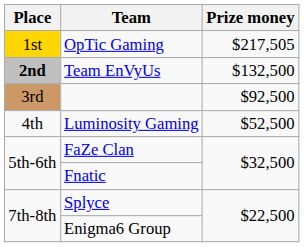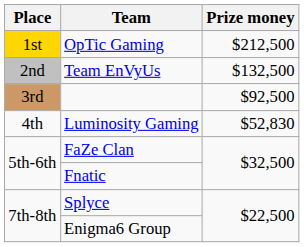(263, 44) $217,505 -> (263, 44) $212,500
(32, 70) bold -> (32, 70) normal
(267, 123) $52,500 -> (267, 123) $52,830
